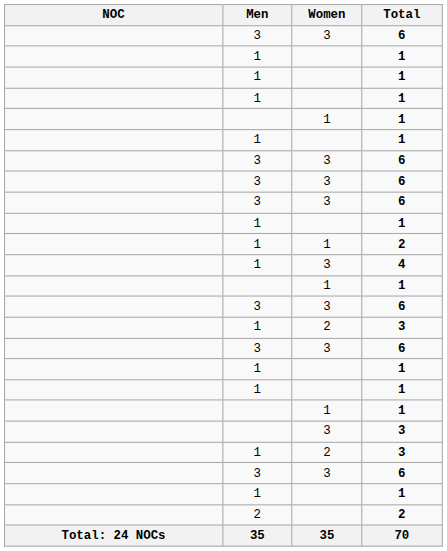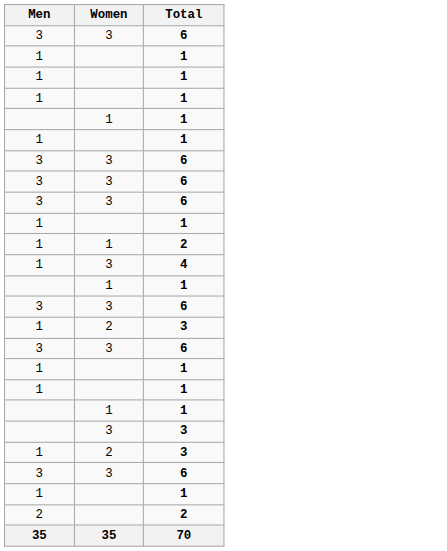- column: (114, 15)
